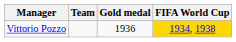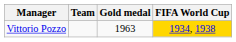(125, 28) 1936 -> (125, 28) 1963
